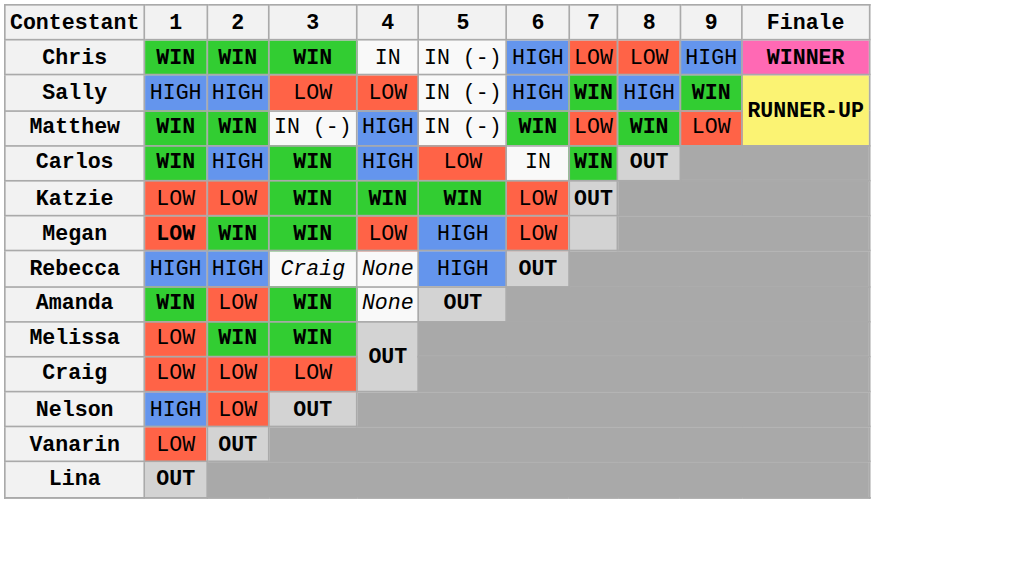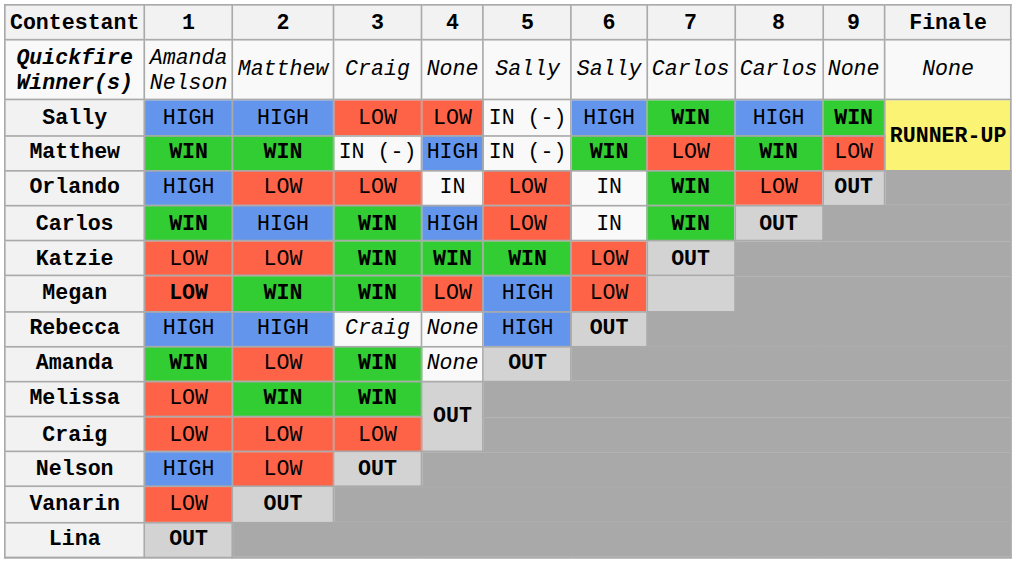+ row: (75, 70)
- row: (75, 58)
+ row: (75, 188)
